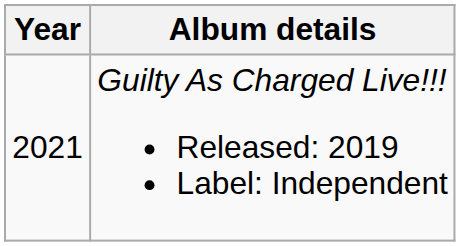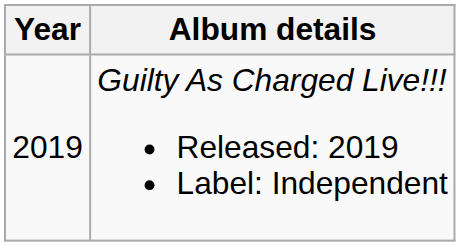(48, 147) 2021 -> (48, 147) 2019
